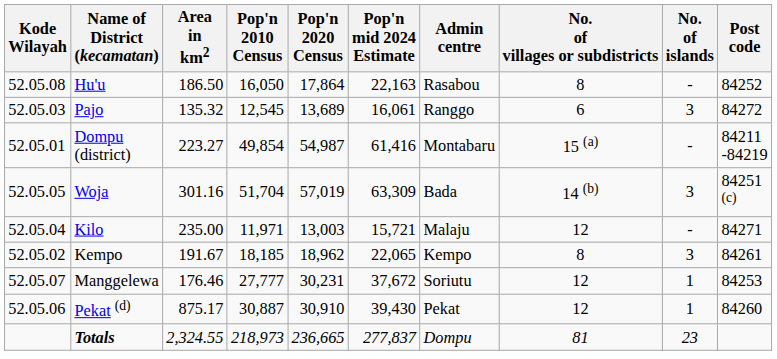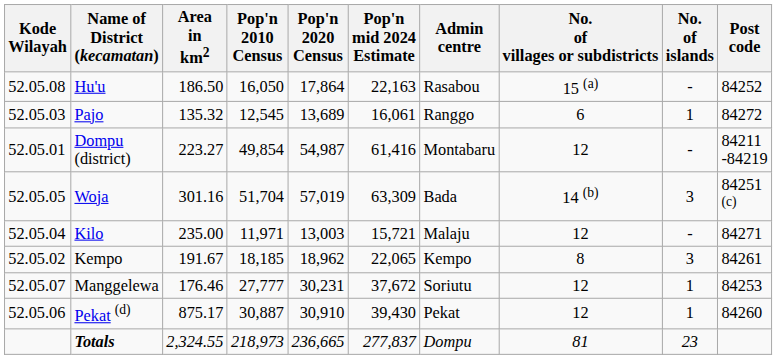(580, 84) 8 -> (580, 86) 15 (a)
(690, 110) 3 -> (690, 114) 1
(580, 145) 15 (a) -> (580, 149) 12
